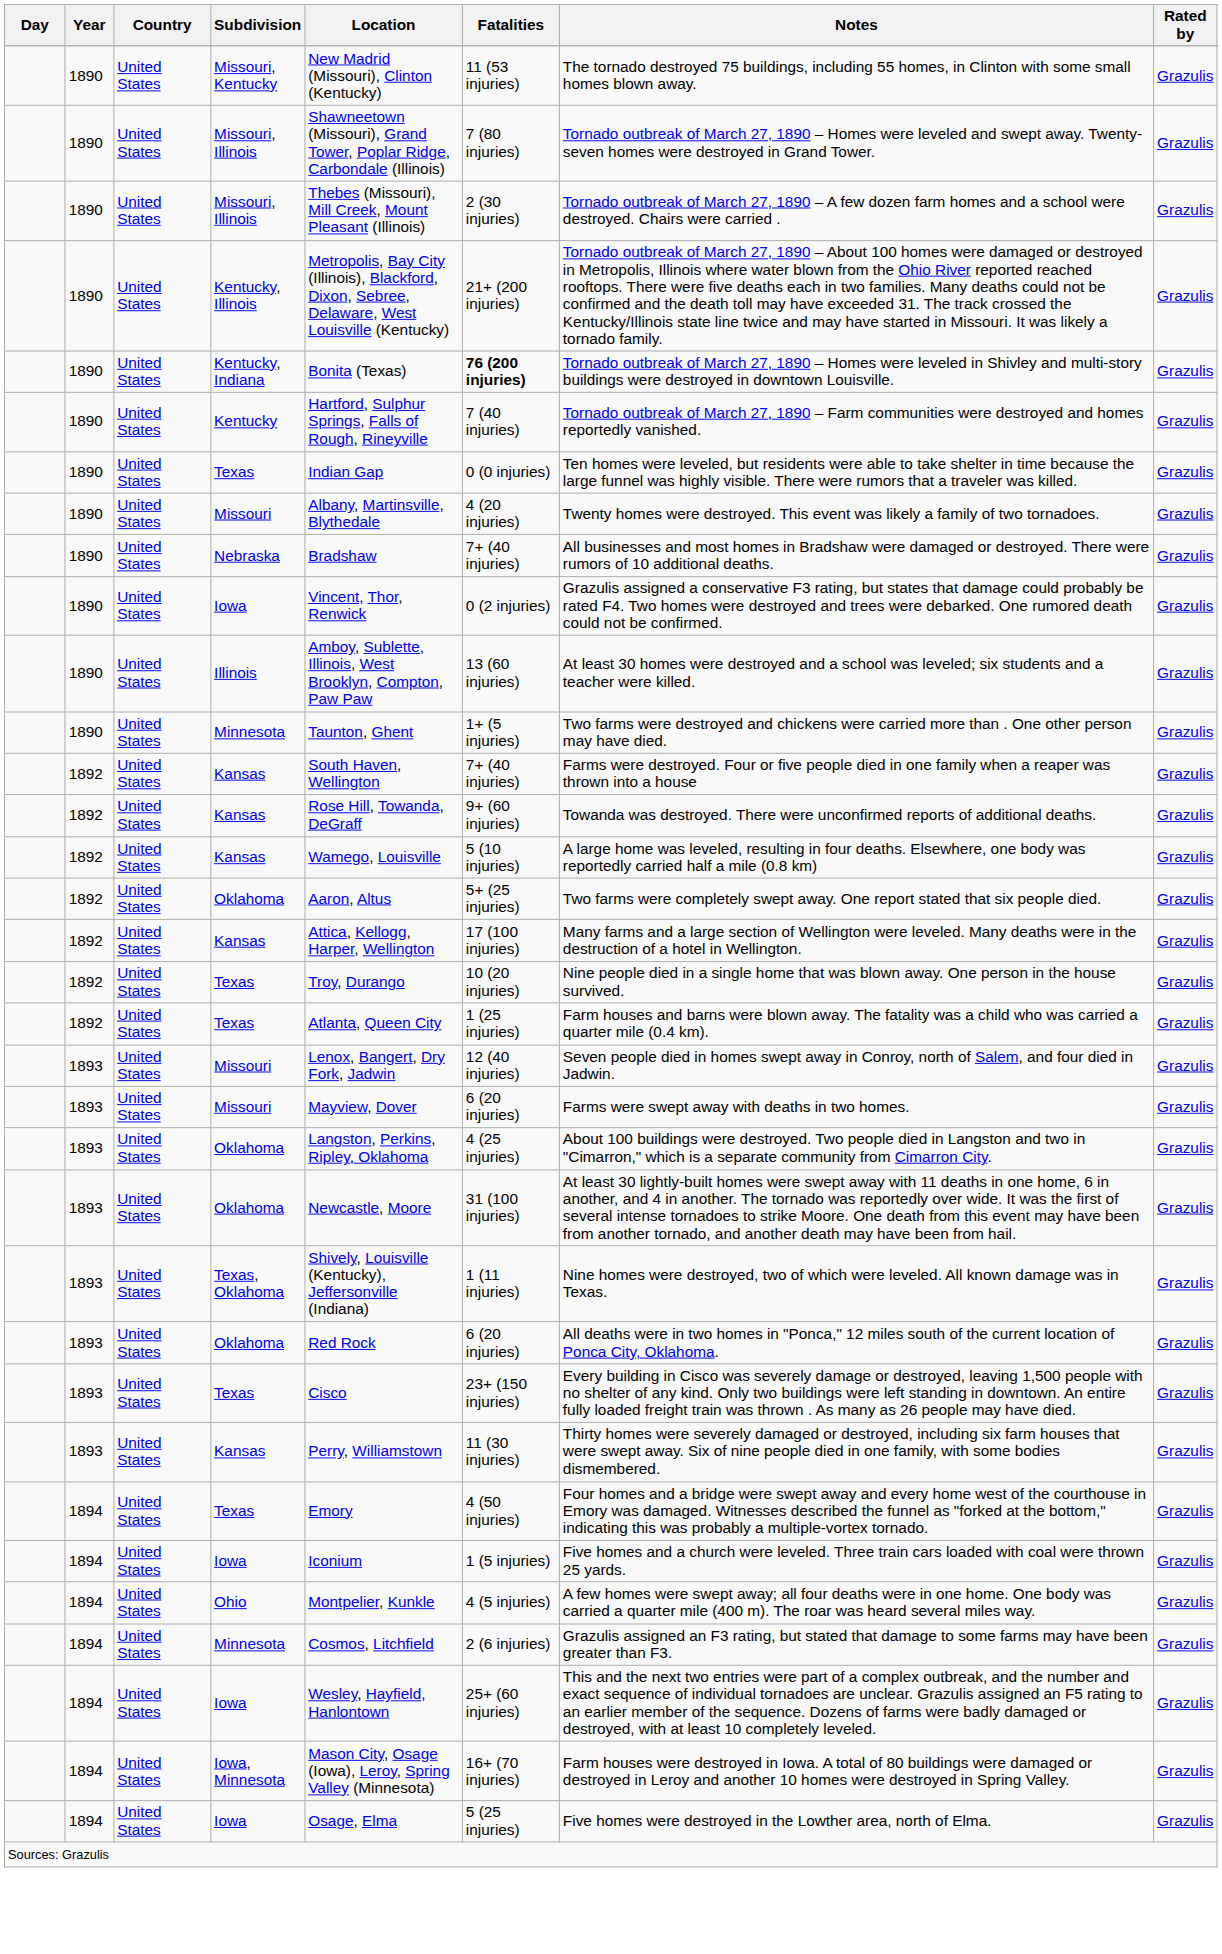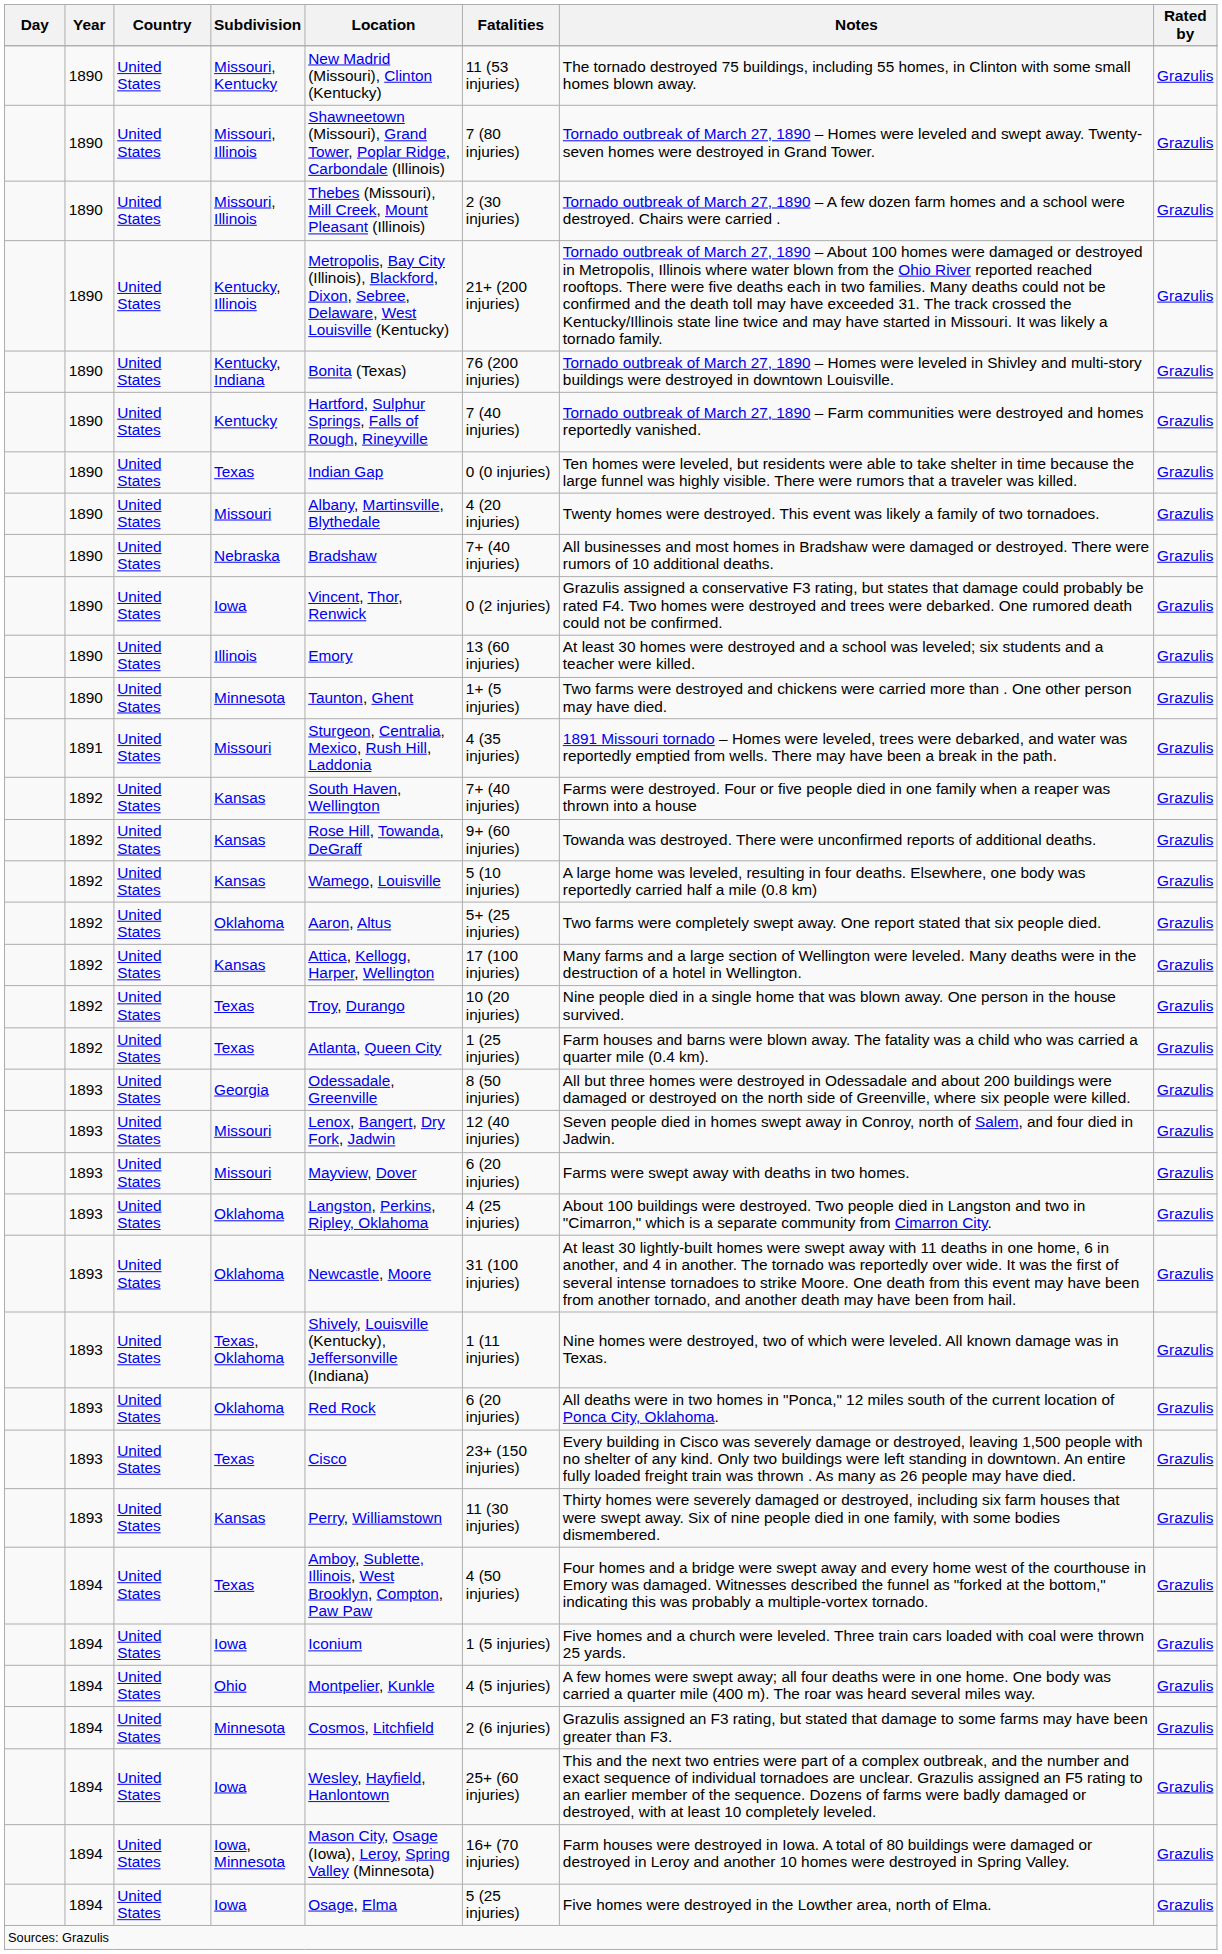(496, 371) bold -> (493, 371) normal
(376, 673) Amboy, Sublette, Illinois, West Brooklyn, Compton, Paw Paw -> (330, 656) Emory
+ row: (86, 748)
+ row: (86, 1089)
(330, 1510) Emory -> (376, 1585) Amboy, Sublette, Illinois, West Brooklyn, Compton, Paw Paw
